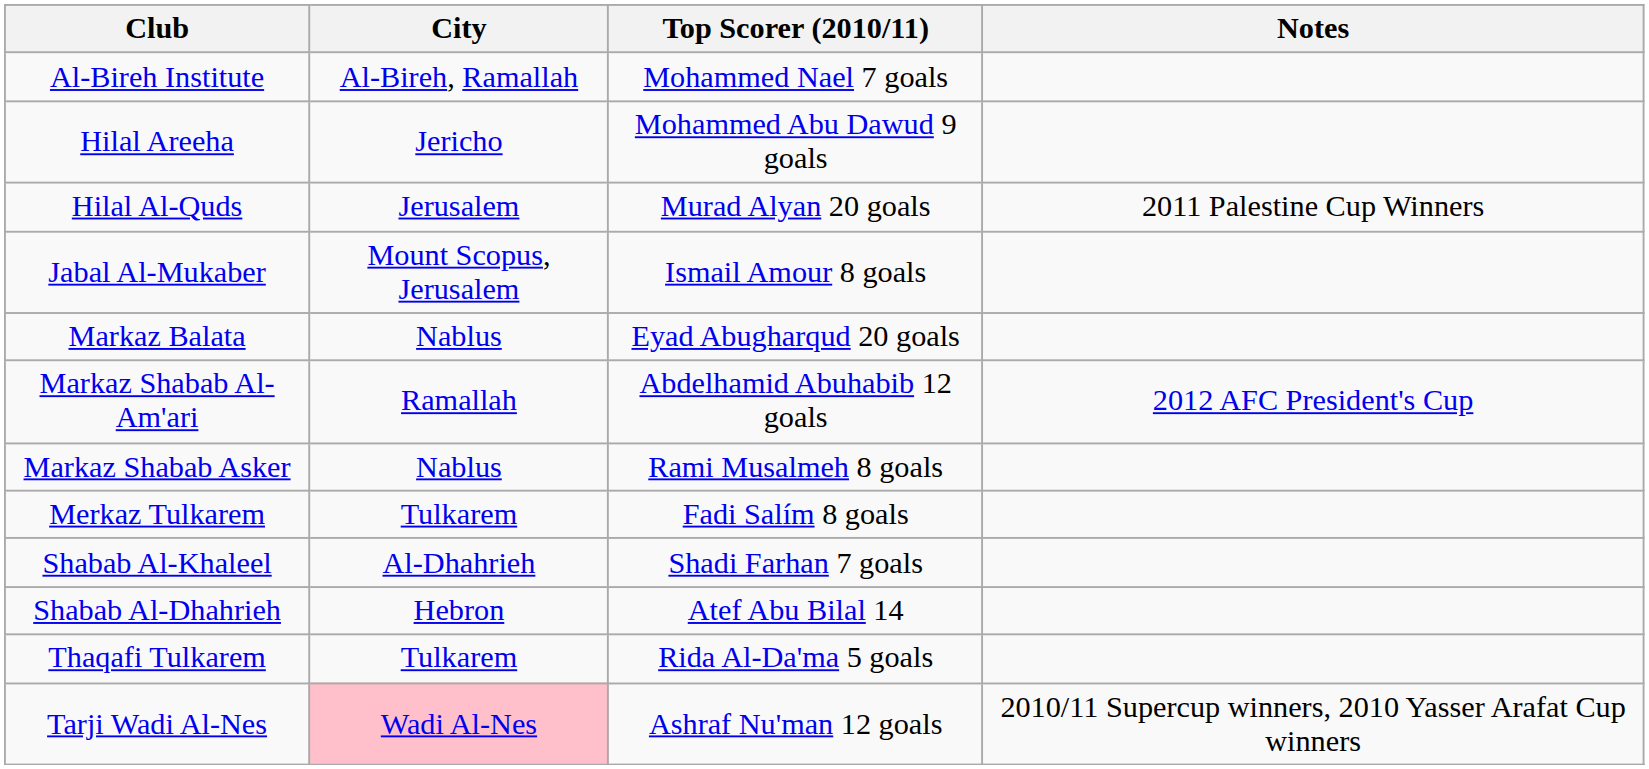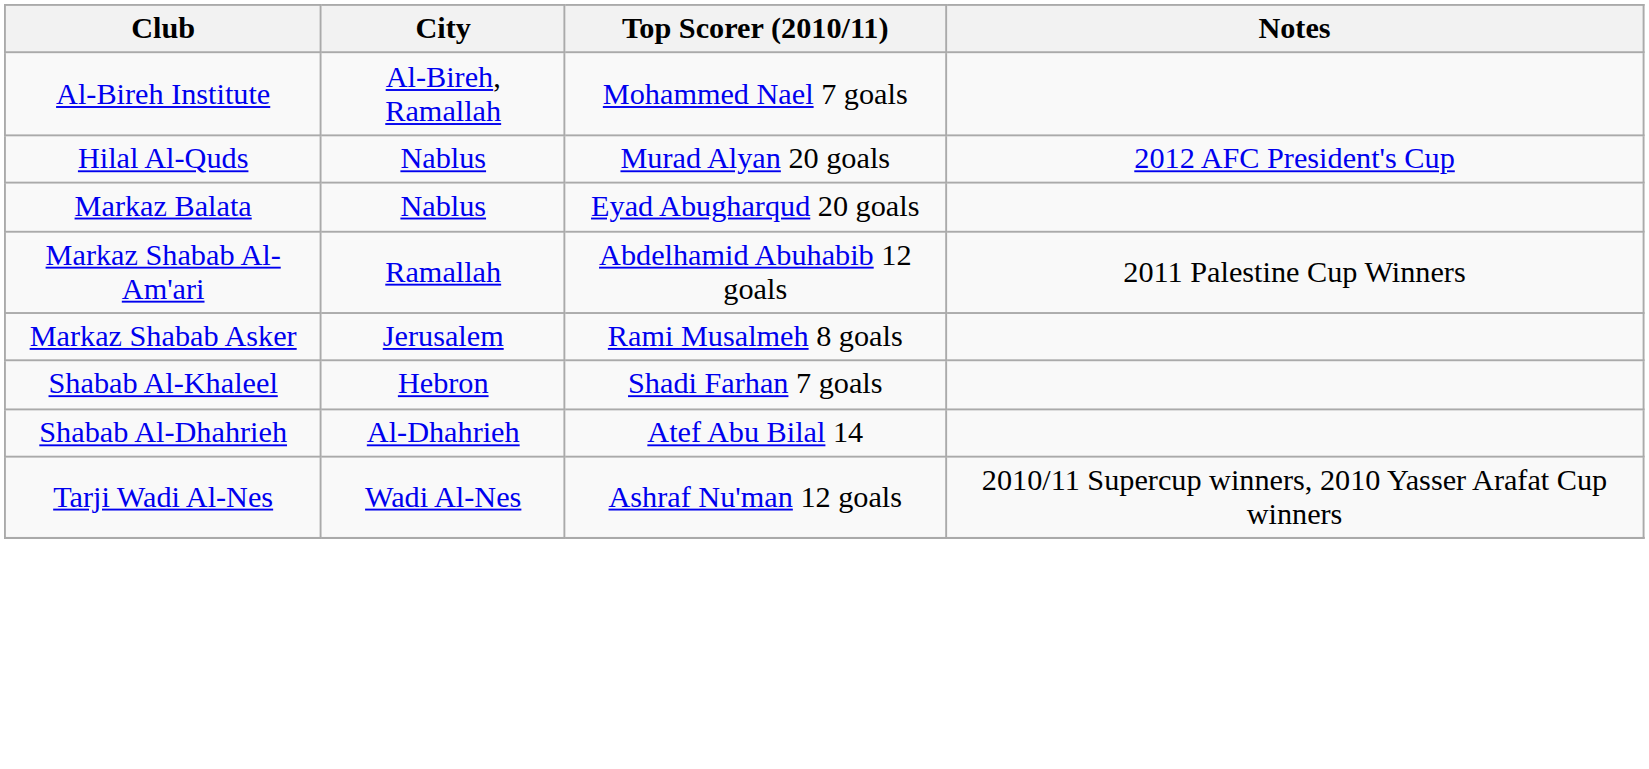- row: (157, 141)
(459, 206) Jerusalem -> (443, 158) Nablus
(1313, 206) 2011 Palestine Cup Winners -> (1295, 158) 2012 AFC President's Cup
- row: (157, 271)
(1313, 401) 2012 AFC President's Cup -> (1295, 271) 2011 Palestine Cup Winners
(459, 466) Nablus -> (443, 336) Jerusalem
- row: (157, 514)
(459, 562) Al-Dhahrieh -> (443, 384) Hebron
(459, 610) Hebron -> (443, 432) Al-Dhahrieh
- row: (157, 658)
(459, 723) pink background -> (443, 497) no background
